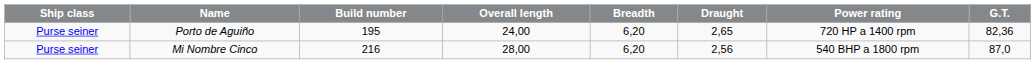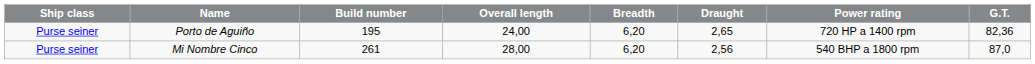(371, 49) 216 -> (371, 49) 261
